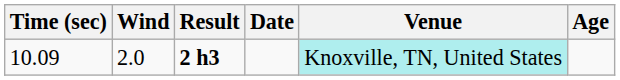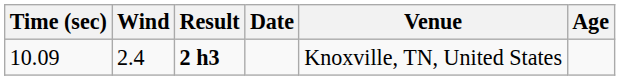(131, 57) 2.0 -> (131, 57) 2.4
(433, 57) paleturquoise background -> (433, 57) no background
